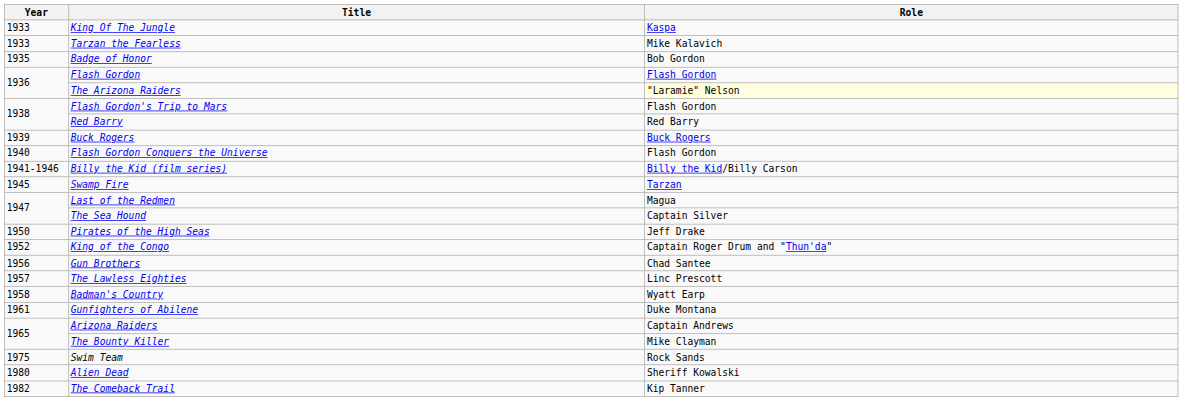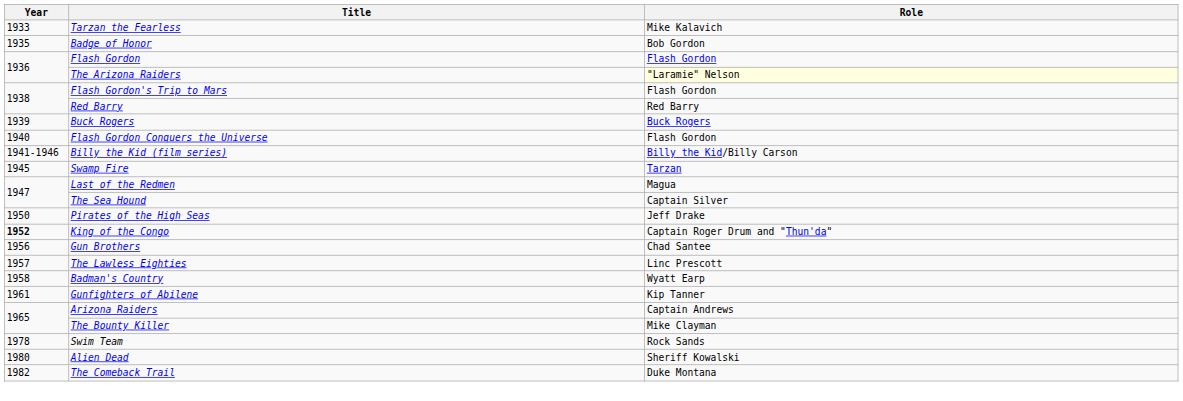- row: (123, 28)
(18, 247) normal -> (18, 232) bold
(682, 310) Duke Montana -> (676, 294) Kip Tanner
(18, 357) 1975 -> (18, 341) 1978
(676, 388) Kip Tanner -> (682, 373) Duke Montana
